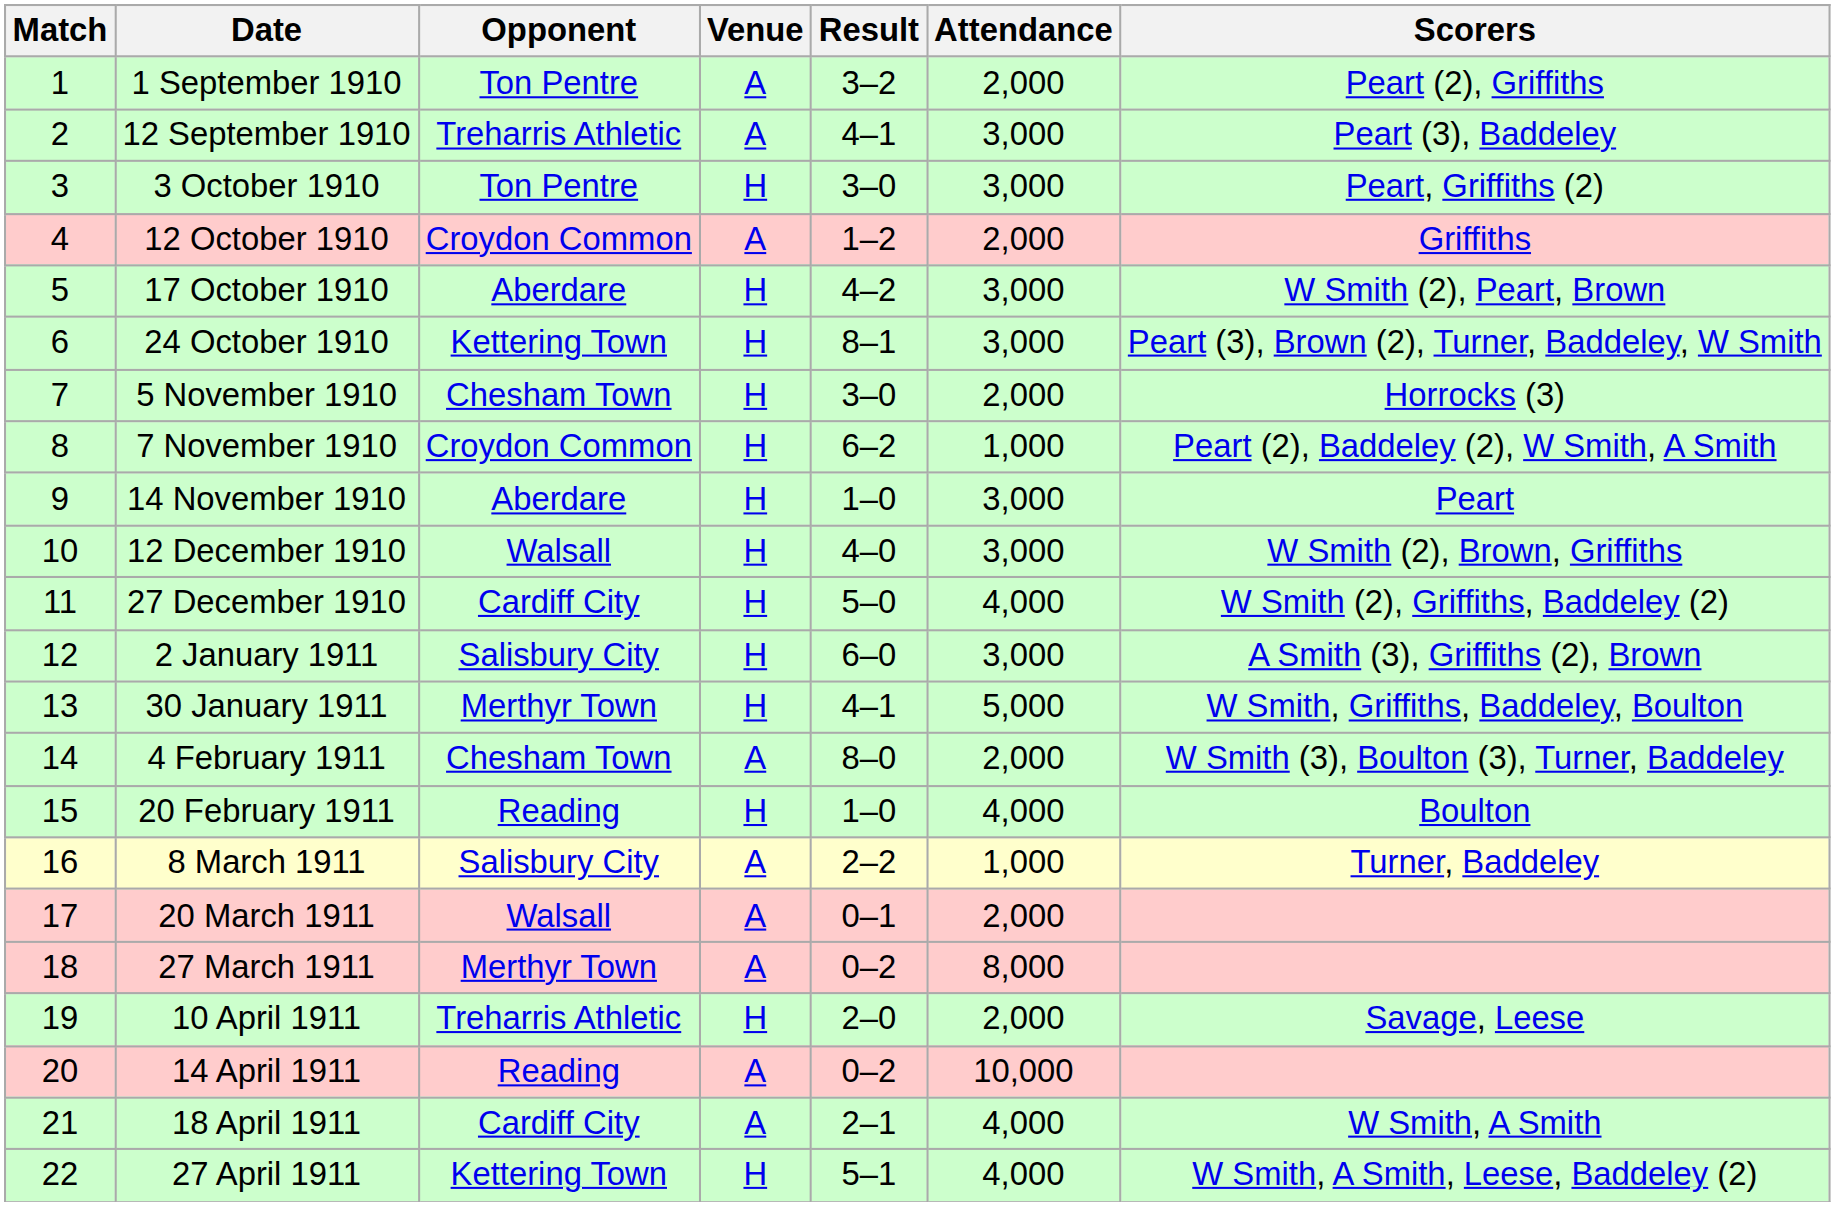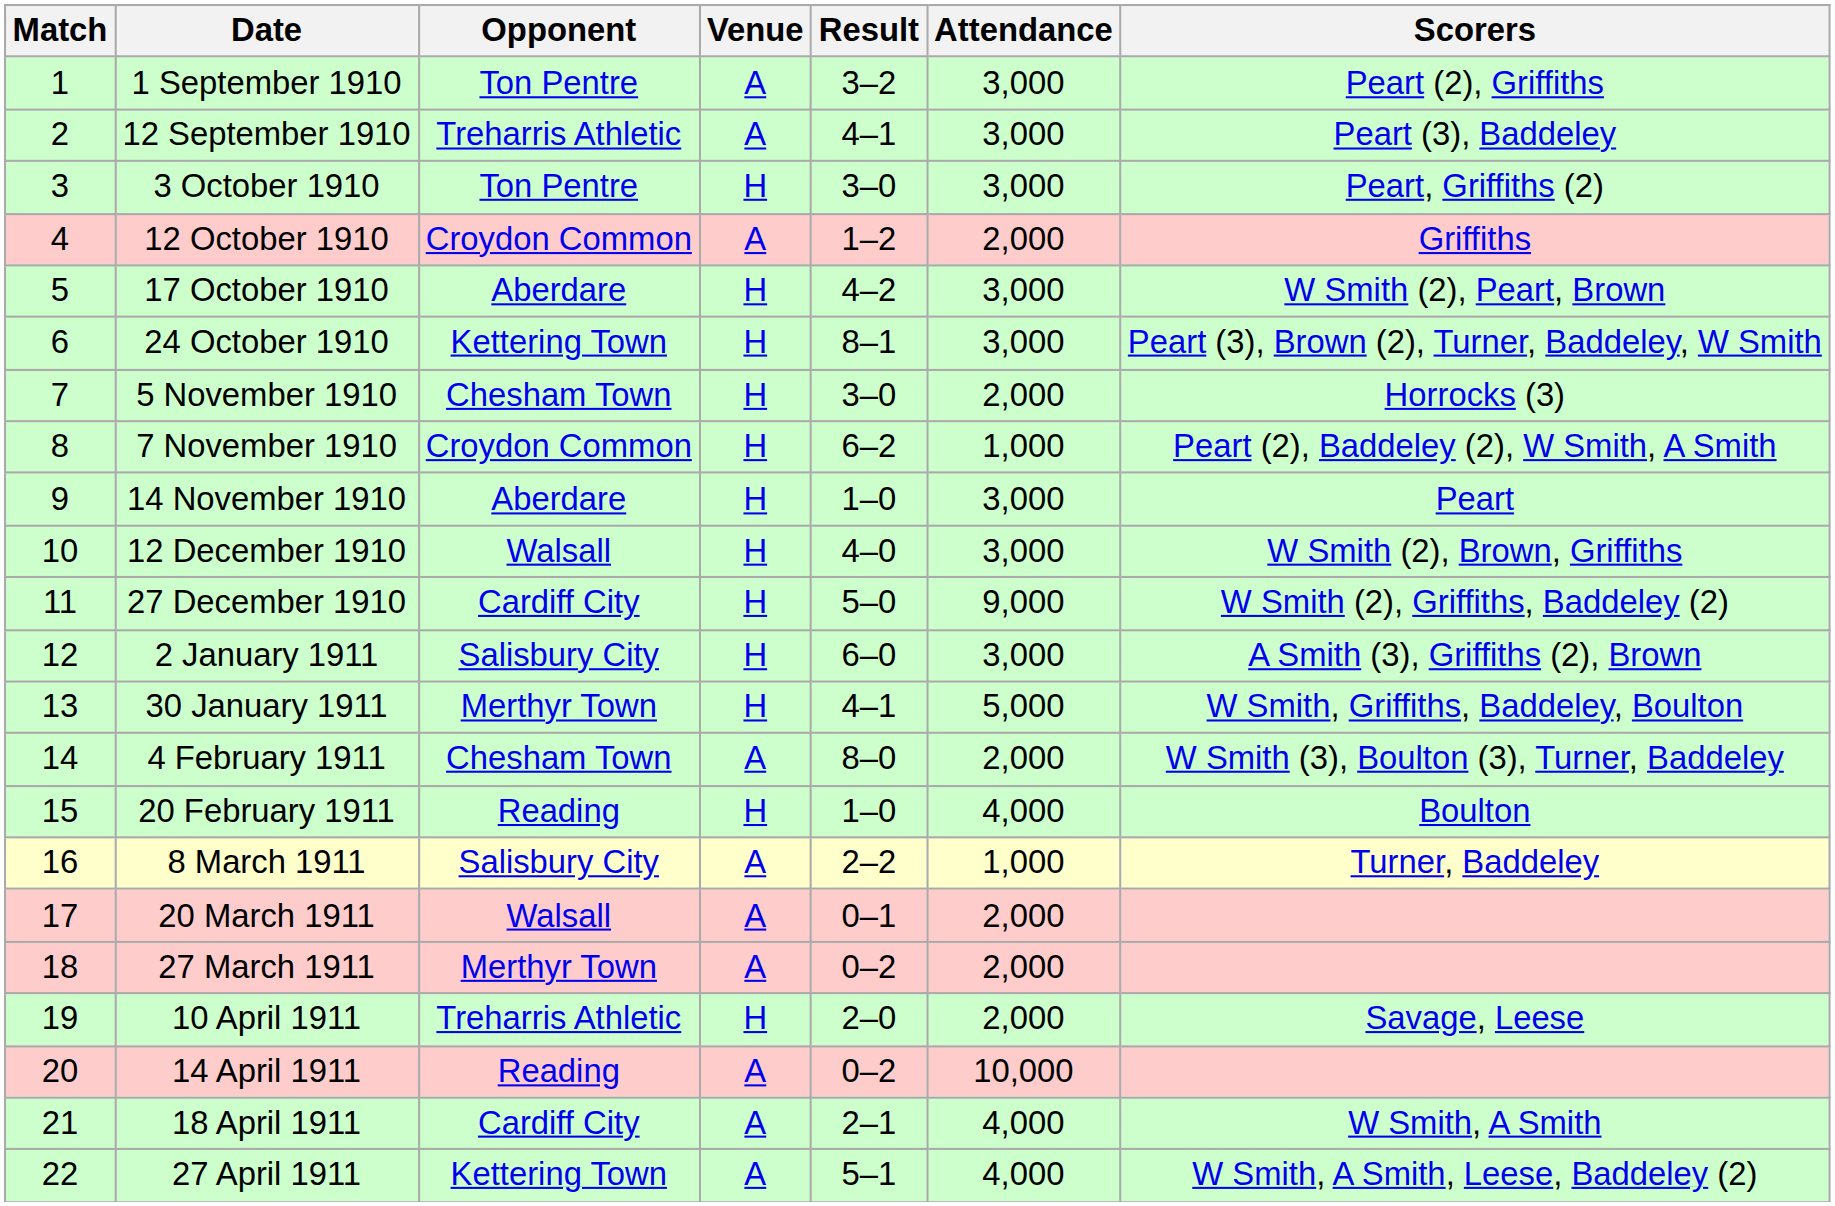(1023, 82) 2,000 -> (1023, 82) 3,000
(1023, 602) 4,000 -> (1023, 602) 9,000
(1023, 966) 8,000 -> (1023, 966) 2,000
(755, 1174) H -> (755, 1174) A
